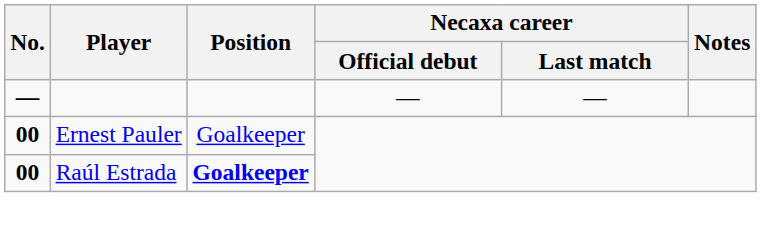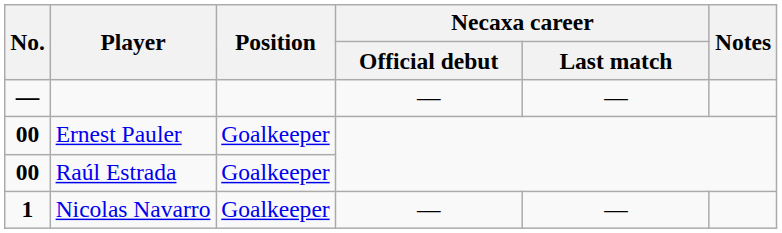(251, 172) bold -> (275, 172) normal
+ row: (133, 209)
